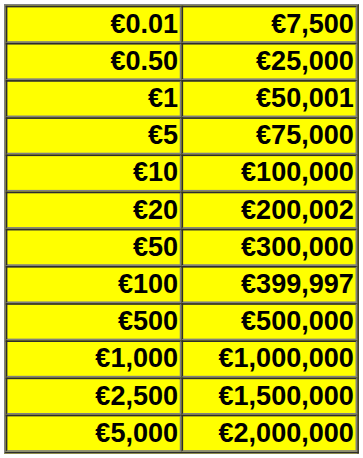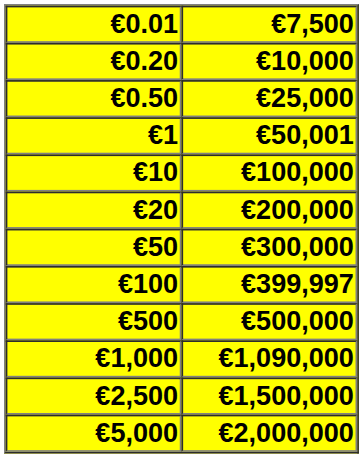+ row: (144, 61)
- row: (163, 135)
(297, 209) €200,002 -> (297, 209) €200,000
(286, 358) €1,000,000 -> (286, 358) €1,090,000
